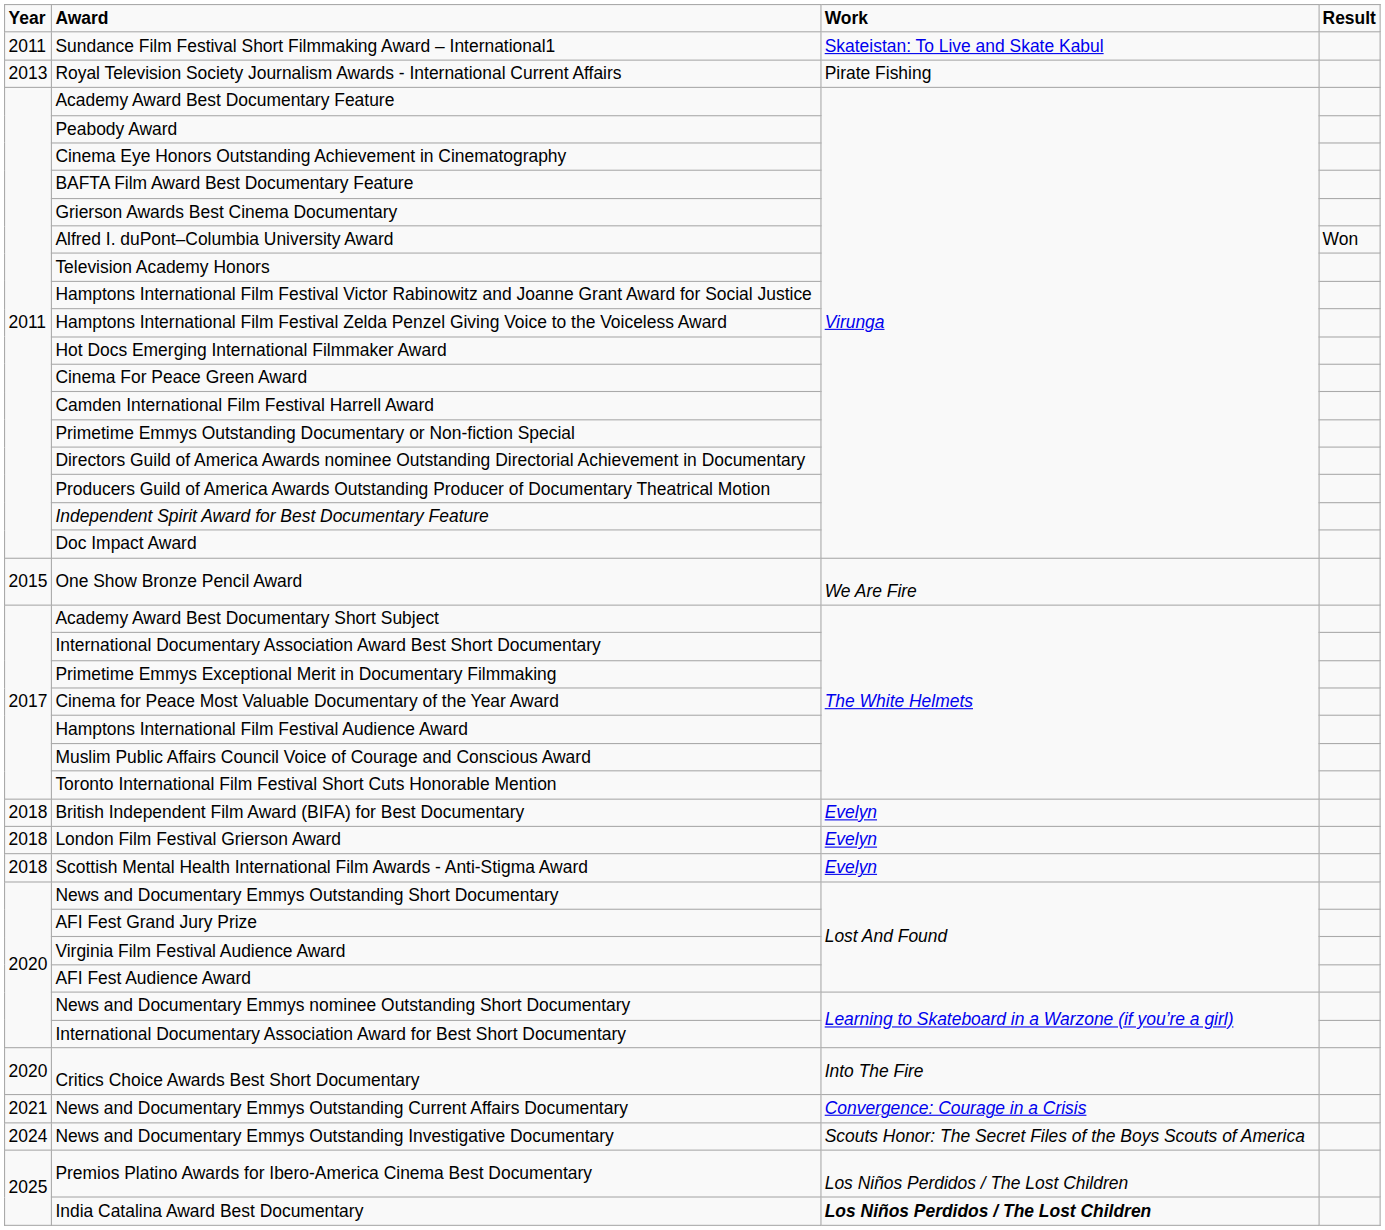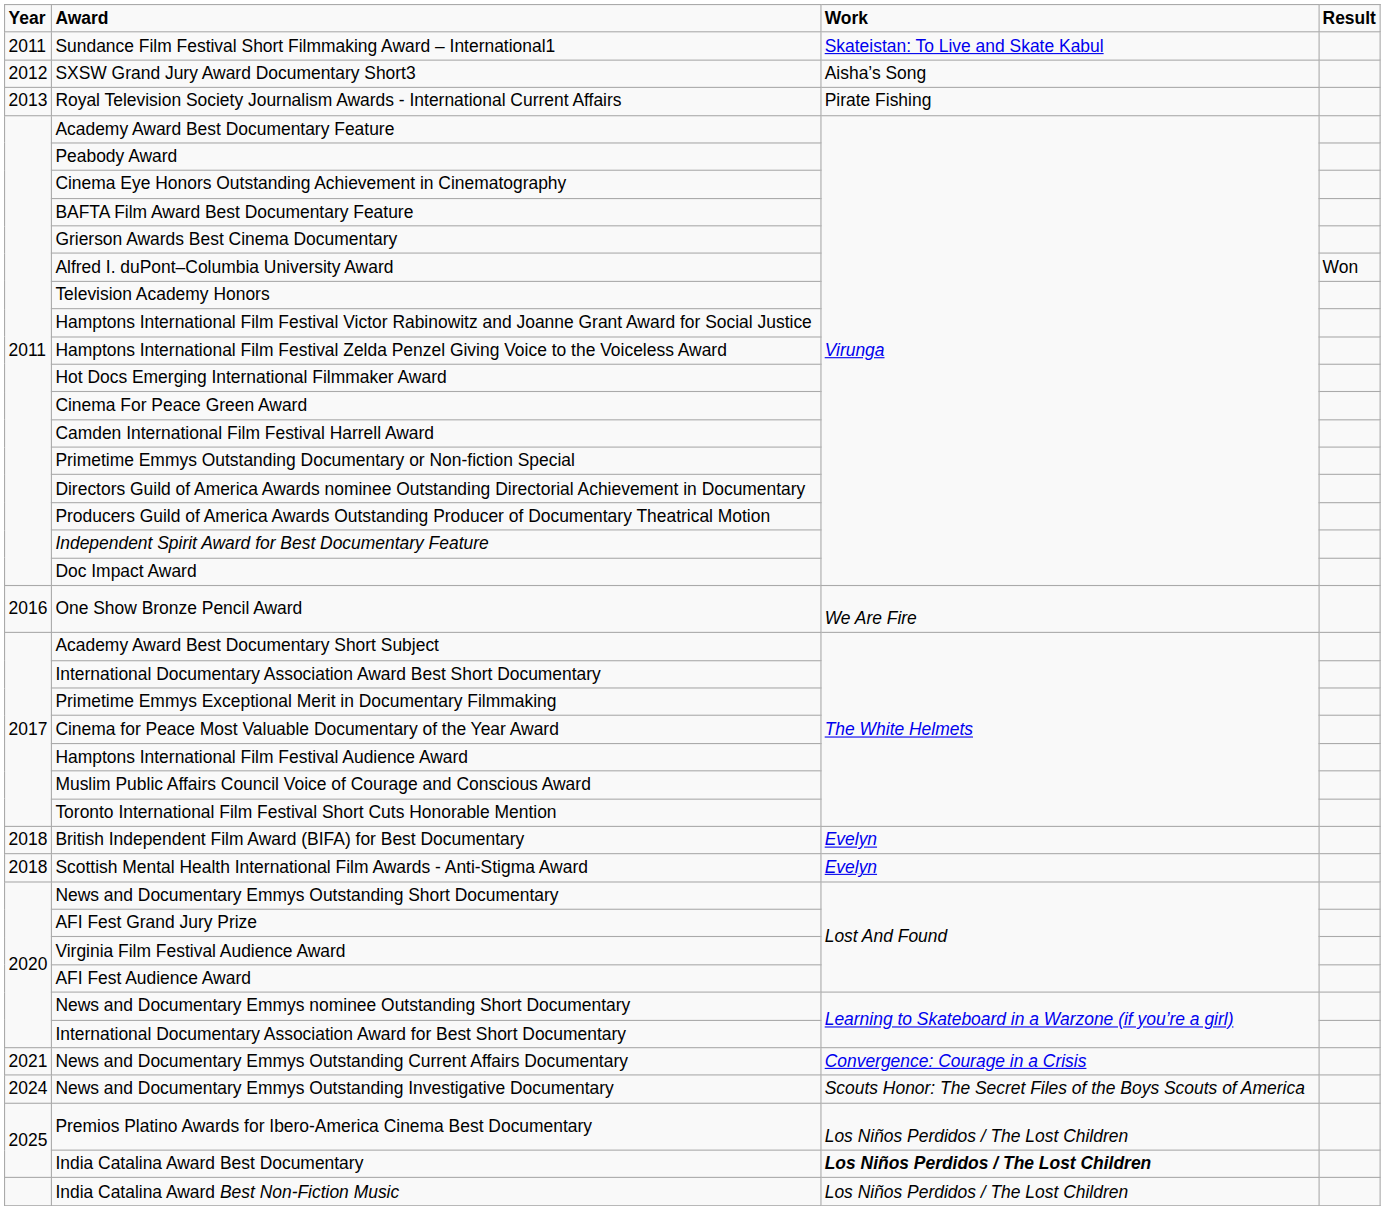+ row: (236, 73)
(28, 581) 2015 -> (28, 608) 2016
- row: (198, 840)
- row: (237, 1080)
+ row: (227, 1191)
